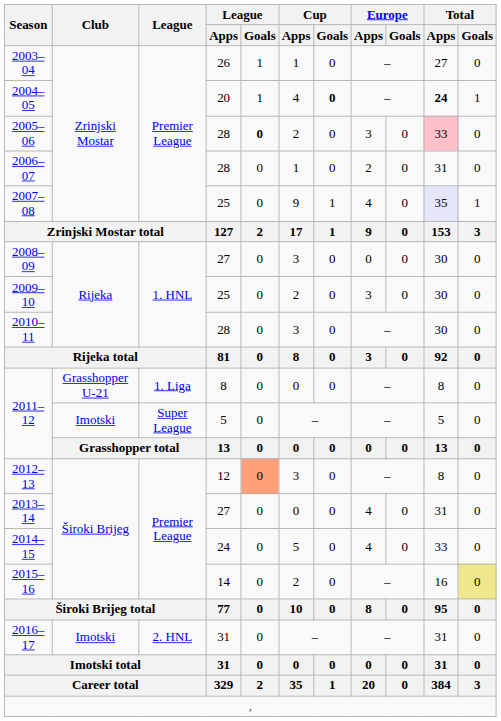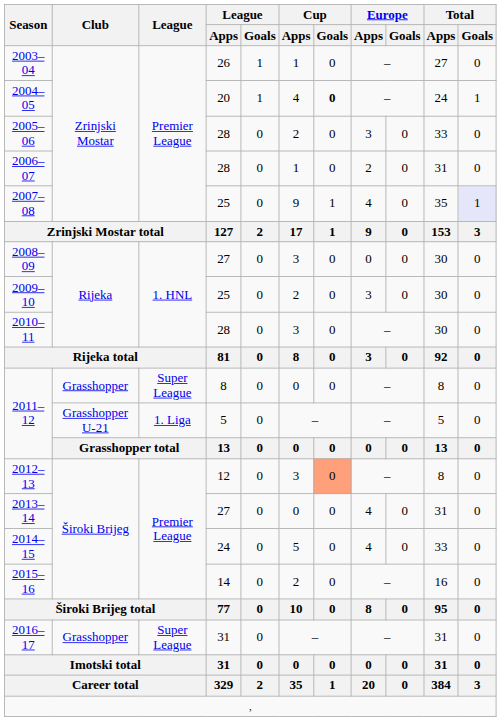(441, 98) bold -> (441, 98) normal
(260, 133) bold -> (260, 133) normal
(441, 133) pink background -> (441, 133) no background
(441, 203) lavender background -> (441, 203) no background
(477, 203) no background -> (477, 203) lavender background
(95, 385) Grasshopper U-21 -> (95, 385) Grasshopper
(172, 385) 1. Liga -> (172, 385) Super League
(95, 420) Imotski -> (95, 420) Grasshopper U-21
(172, 420) Super League -> (172, 420) 1. Liga
(260, 476) lightsalmon background -> (260, 476) no background
(332, 476) no background -> (332, 476) lightsalmon background
(477, 581) khaki background -> (477, 581) no background
(95, 637) Imotski -> (95, 637) Grasshopper
(172, 637) 2. HNL -> (172, 637) Super League
